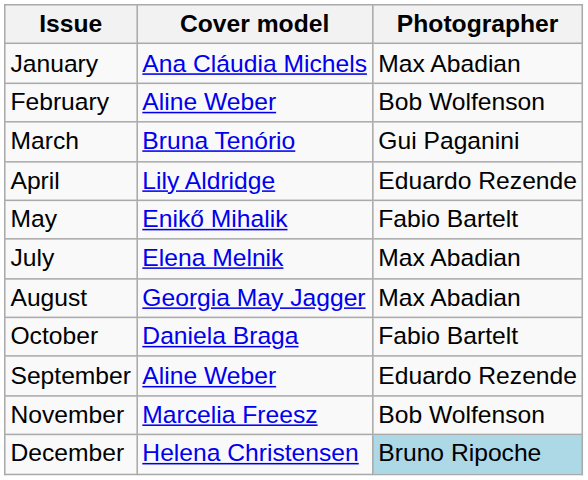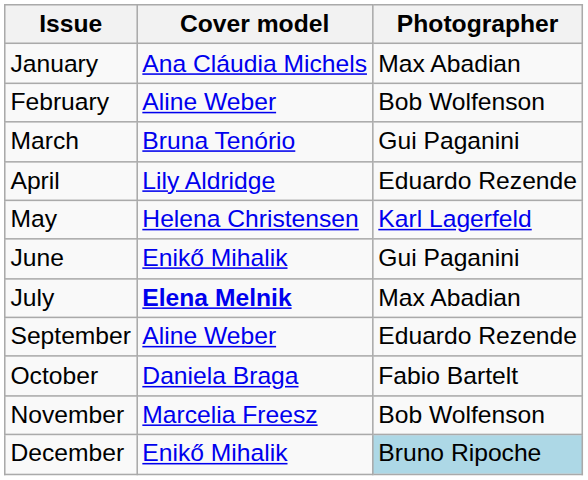(215, 219) Enikő Mihalik -> (251, 219) Helena Christensen
(448, 219) Fabio Bartelt -> (455, 219) Karl Lagerfeld
+ row: (37, 258)
(213, 258) normal -> (217, 297) bold
- row: (49, 297)
rows swapped: (71, 375) <-> (54, 336)
(251, 453) Helena Christensen -> (215, 453) Enikő Mihalik
